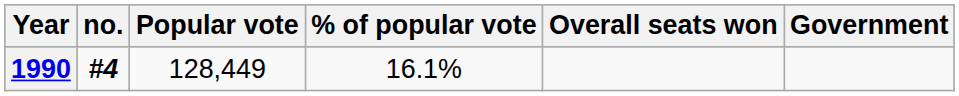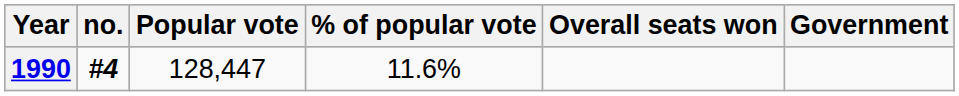(217, 68) 128,449 -> (217, 68) 128,447
(424, 68) 16.1% -> (424, 68) 11.6%
